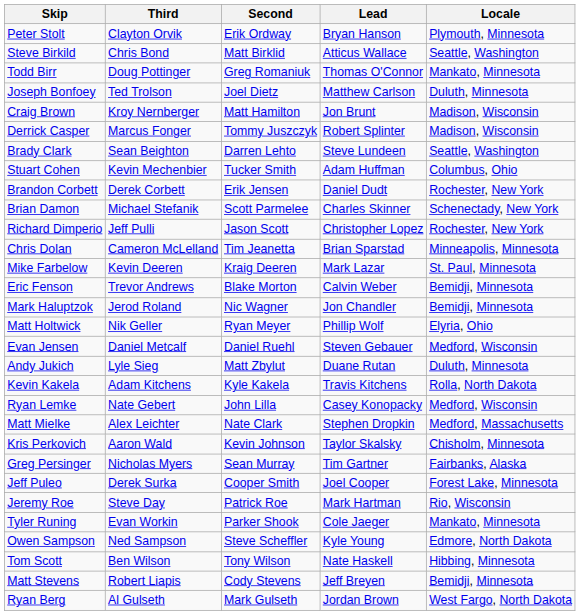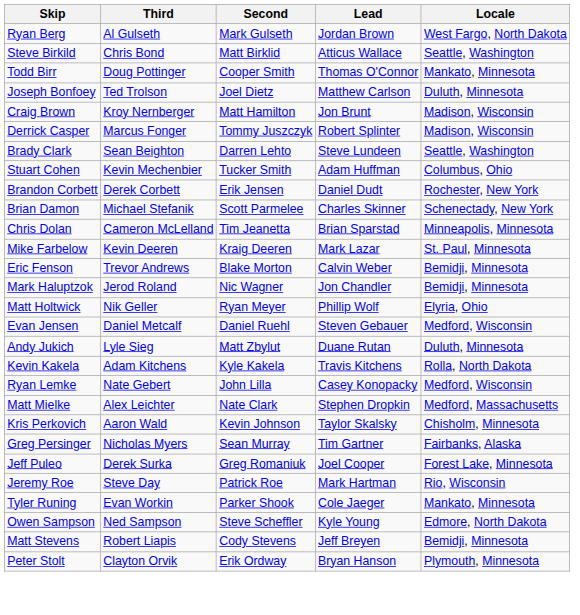rows swapped: (36, 600) <-> (36, 33)
(267, 72) Greg Romaniuk -> (257, 72) Cooper Smith
- row: (55, 229)
(262, 483) Cooper Smith -> (262, 463) Greg Romaniuk
- row: (35, 561)
